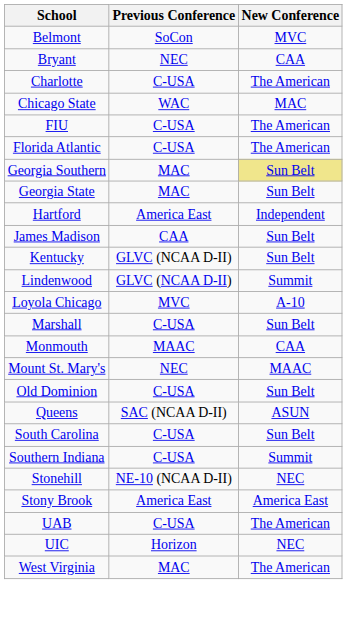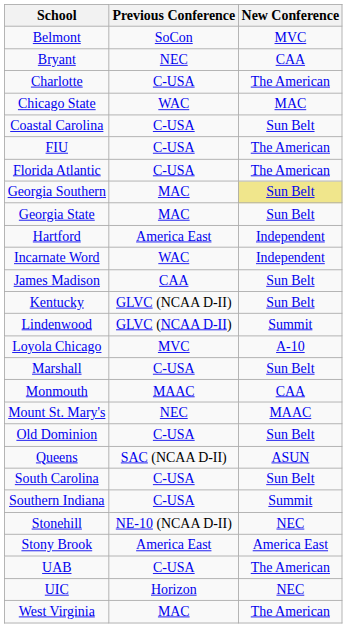+ row: (57, 125)
+ row: (57, 258)
